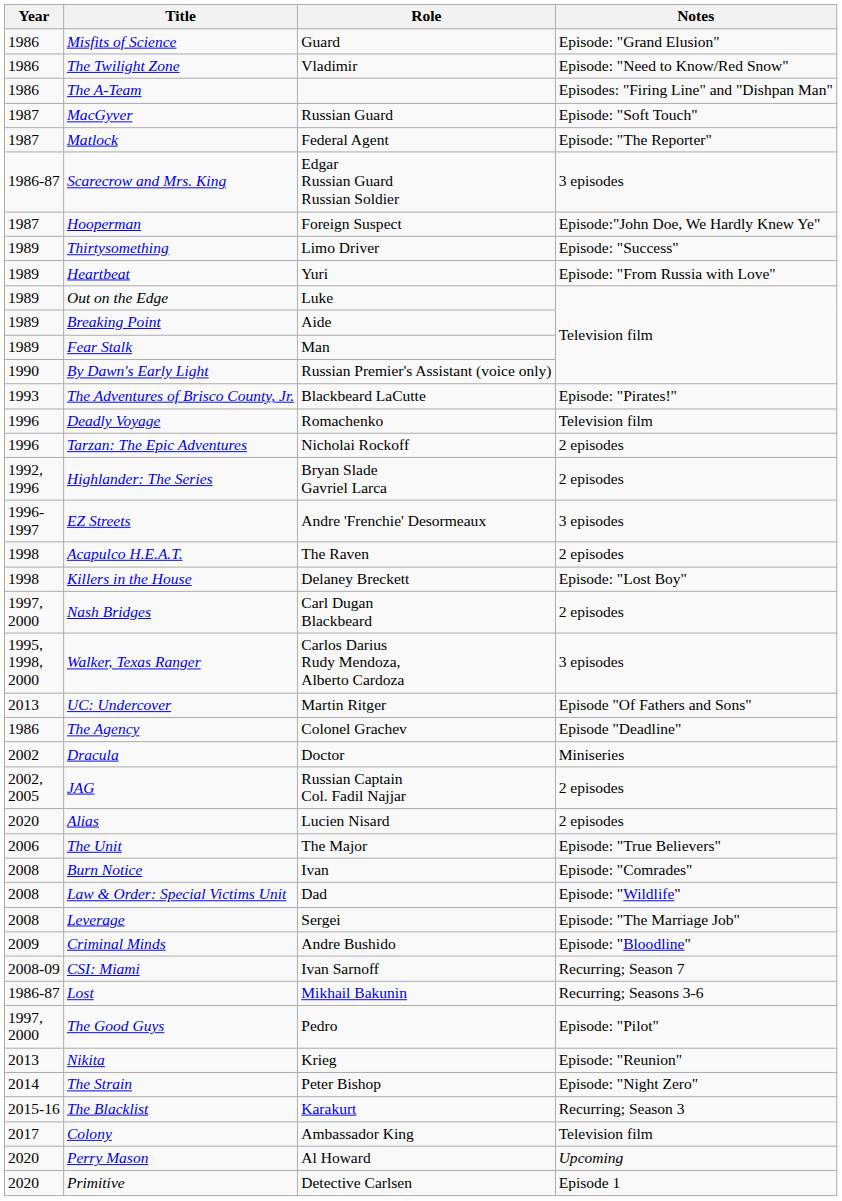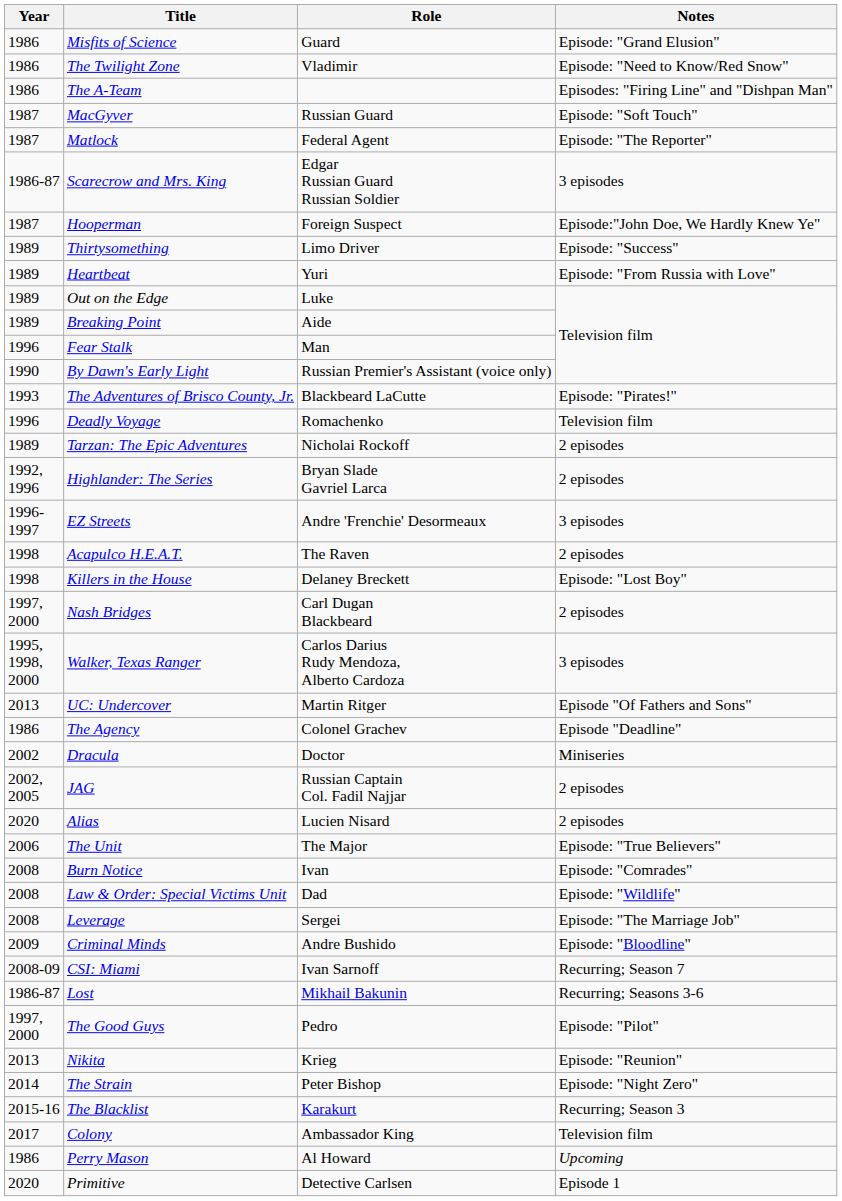(24, 347) 1989 -> (24, 347) 1996
(24, 445) 1996 -> (24, 445) 1989
(24, 1158) 2020 -> (24, 1158) 1986
